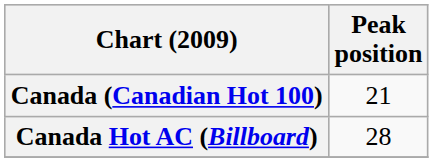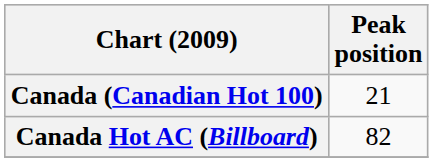(378, 136) 28 -> (378, 136) 82
